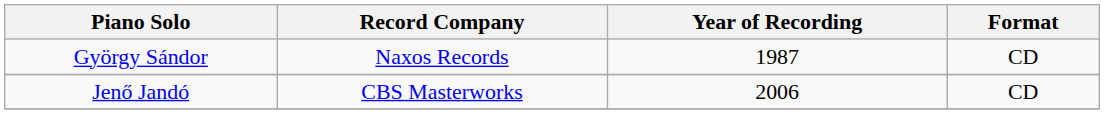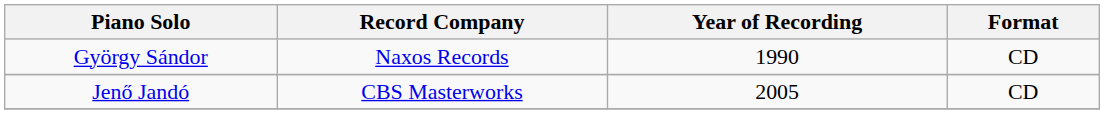(777, 56) 1987 -> (777, 56) 1990
(777, 91) 2006 -> (777, 91) 2005
